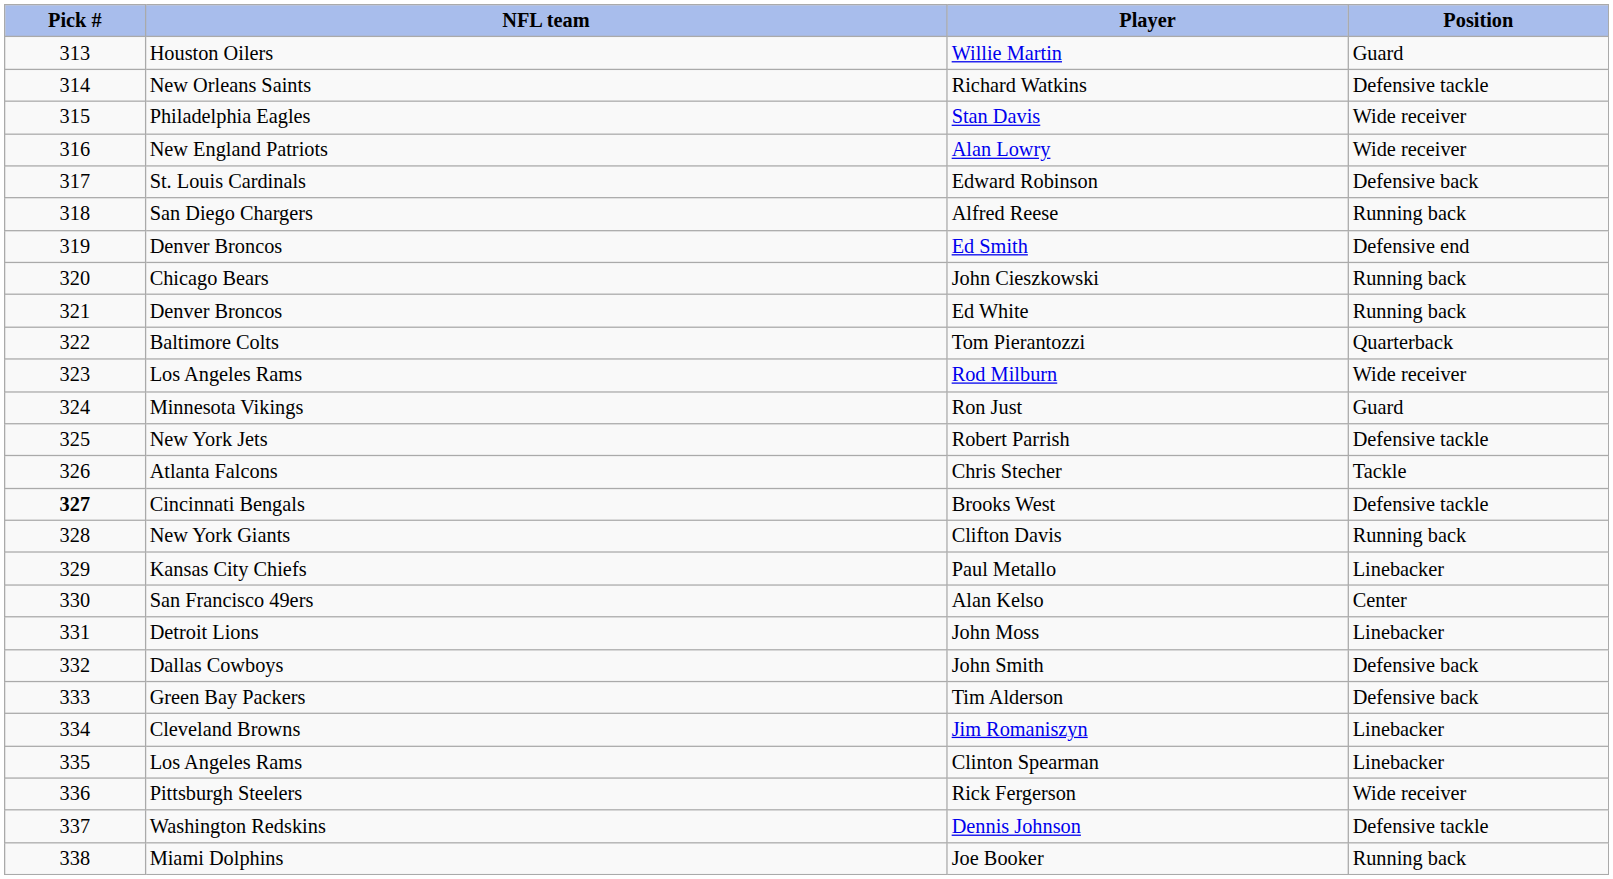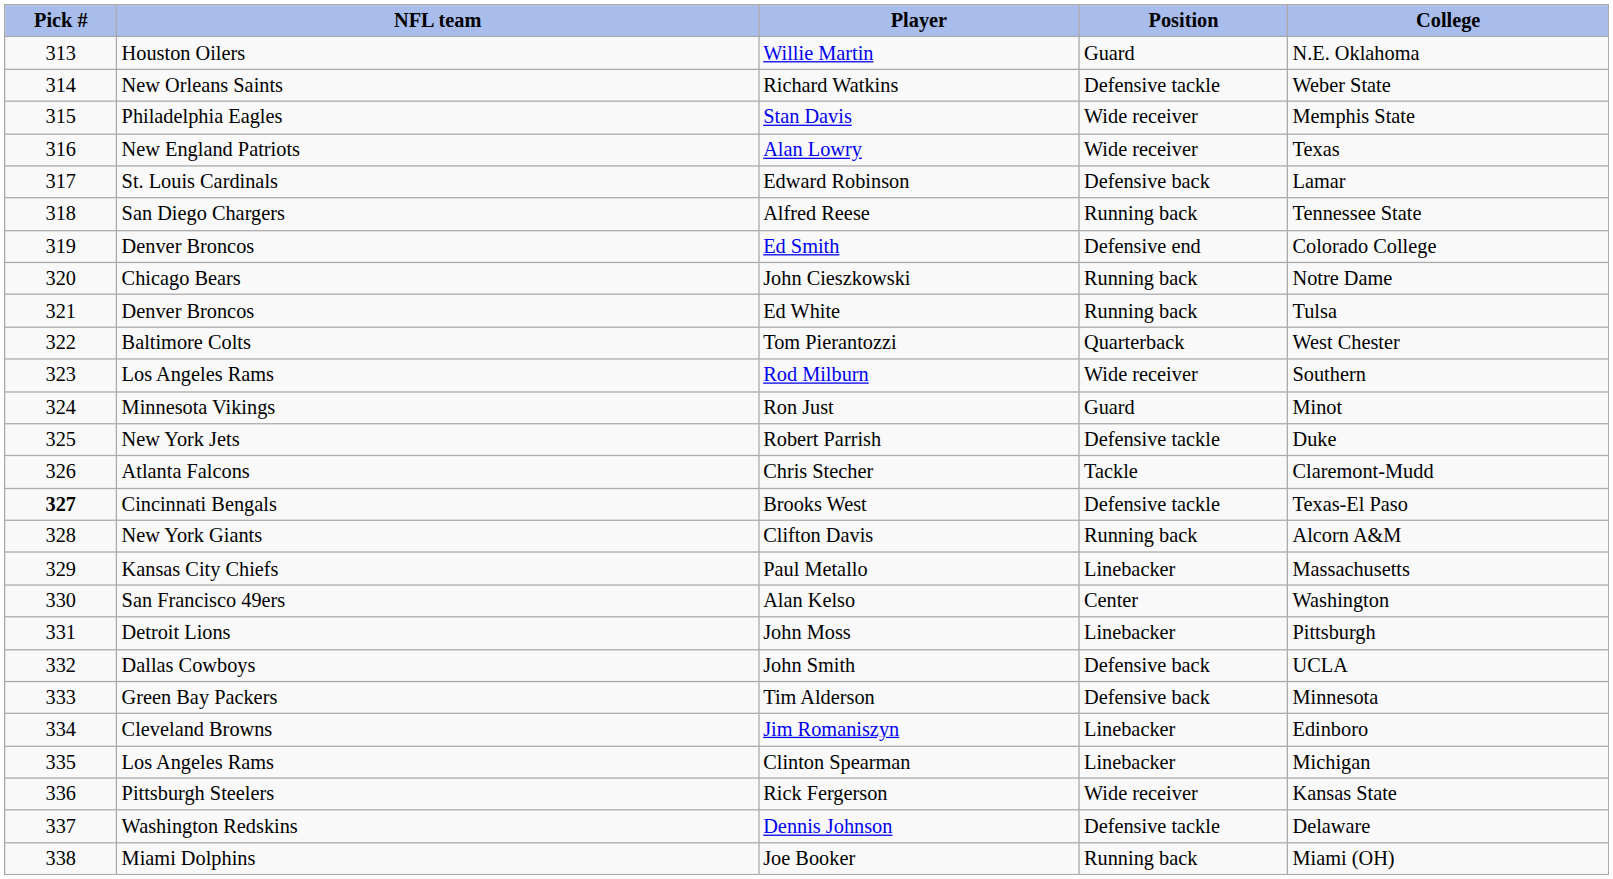+ column: (1448, 20)
